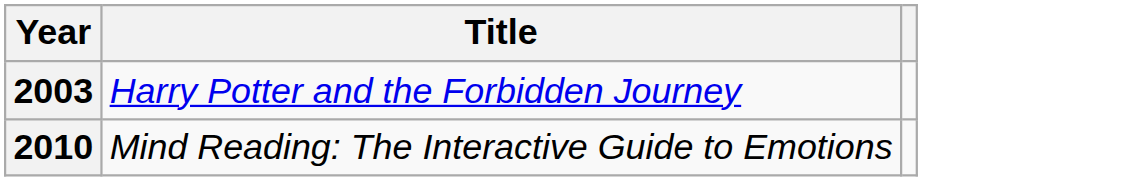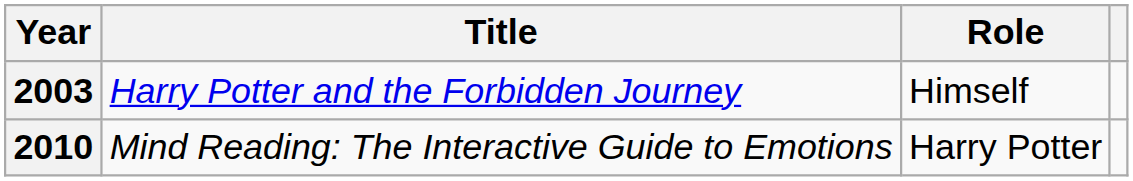+ column: (1006, 32)
